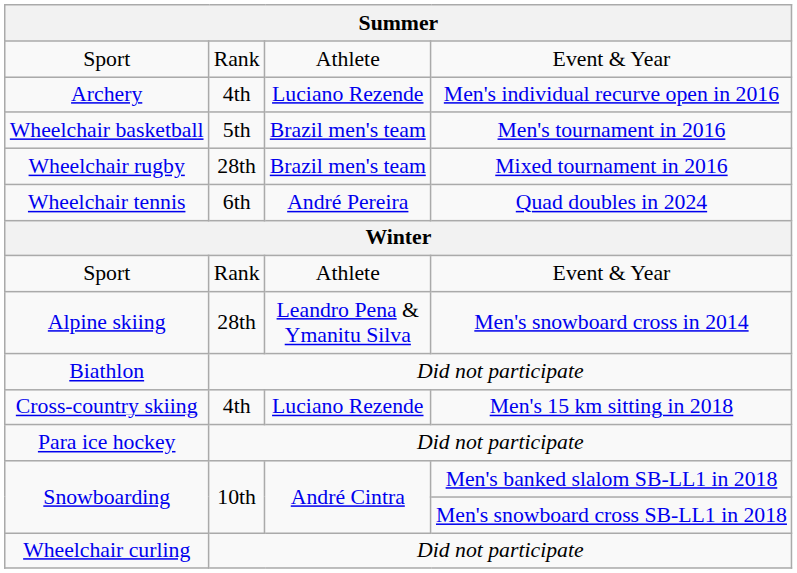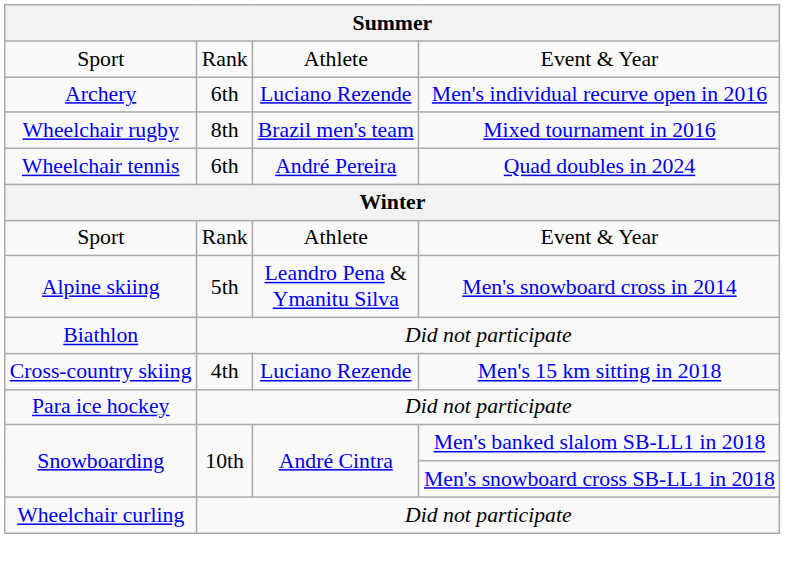(237, 94) 4th -> (225, 94) 6th
- row: (107, 130)
(237, 166) 28th -> (225, 130) 8th
(237, 322) 28th -> (225, 286) 5th
